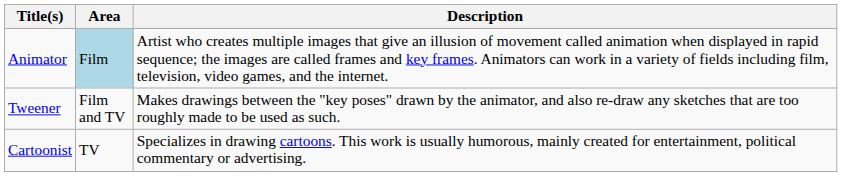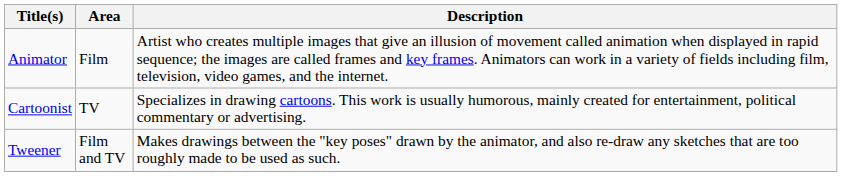(94, 58) lightblue background -> (94, 58) no background
rows swapped: (40, 150) <-> (34, 108)
